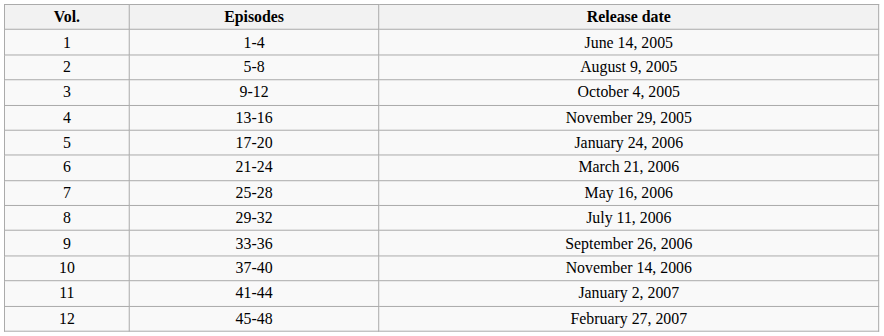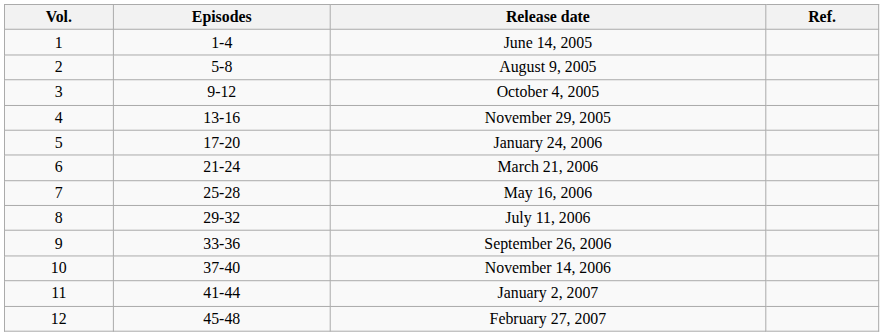+ column: (822, 17)
